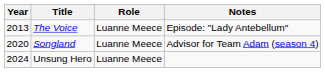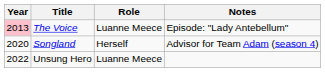(18, 28) no background -> (18, 28) pink background
(129, 43) Luanne Meece -> (112, 43) Herself
(18, 59) 2024 -> (18, 59) 2022
